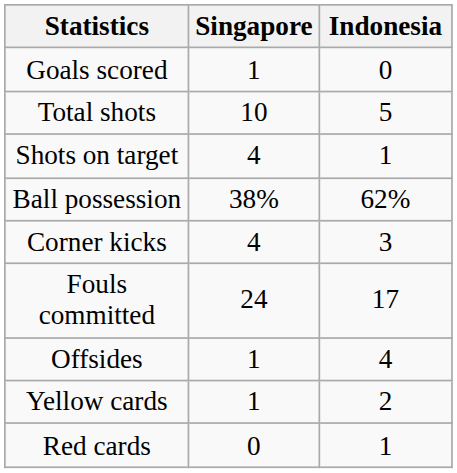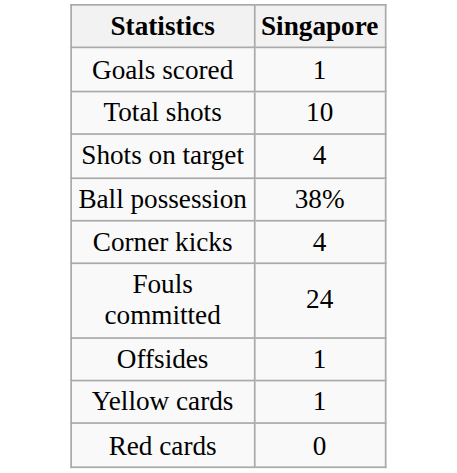- column: (385, 26)
